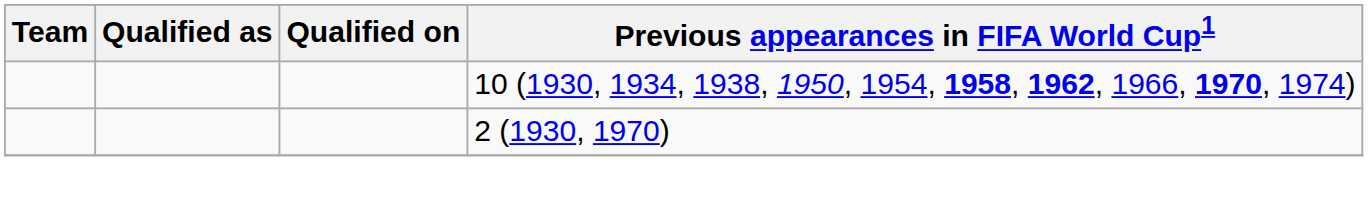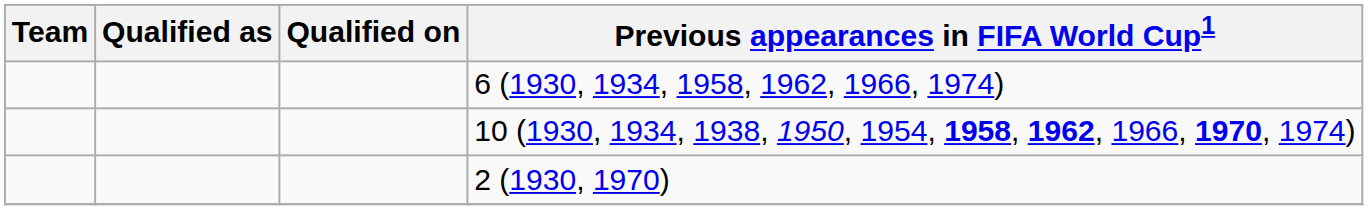+ row: (739, 84)
